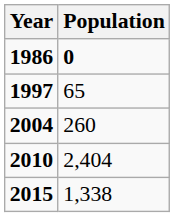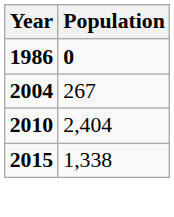- row: (31, 90)
(80, 125) 260 -> (80, 90) 267
